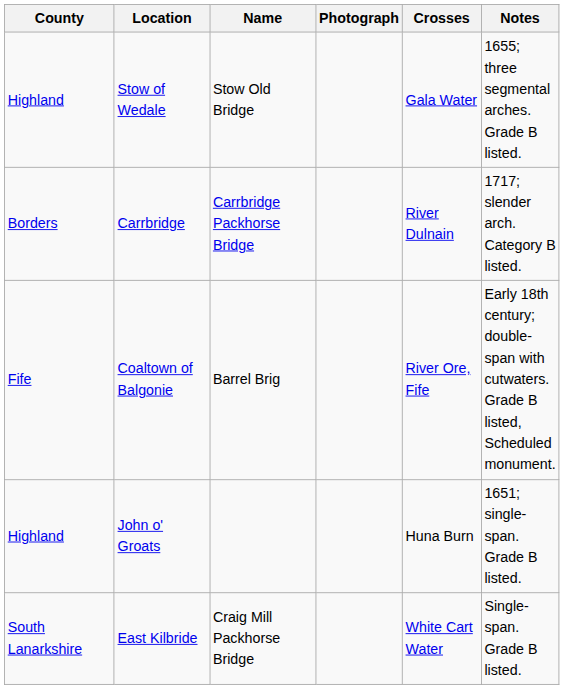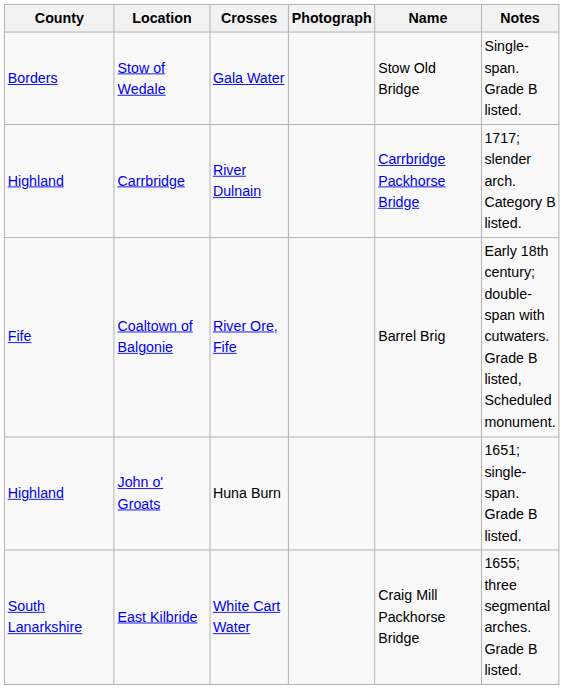columns swapped: (263, 18) <-> (442, 18)
(36, 99) Highland -> (33, 78) Borders
(517, 99) 1655; three segmental arches. Grade B listed. -> (511, 78) Single-span. Grade B listed.
(33, 223) Borders -> (36, 181) Highland
(511, 638) Single-span. Grade B listed. -> (517, 617) 1655; three segmental arches. Grade B listed.
